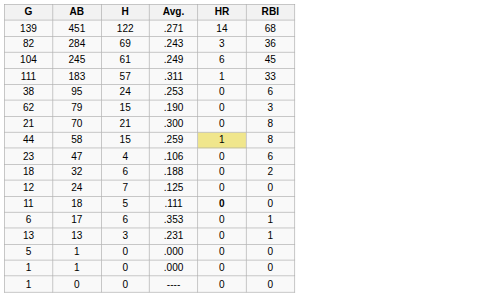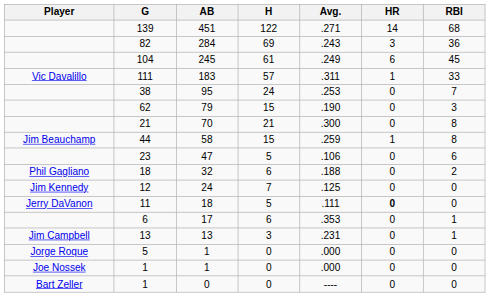+ column: (59, 12)
(270, 92) 6 -> (454, 92) 7
(222, 140) khaki background -> (392, 140) no background
(125, 156) 4 -> (269, 156) 5
